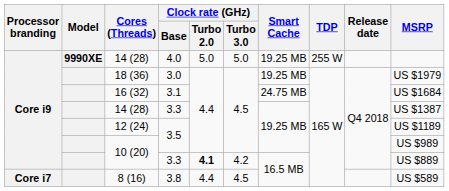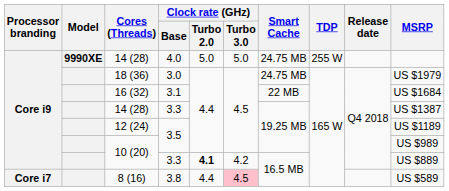(284, 59) 19.25 MB -> (284, 59) 24.75 MB
(284, 76) 19.25 MB -> (284, 76) 24.75 MB
(284, 93) 24.75 MB -> (284, 93) 22 MB
(241, 178) no background -> (241, 178) pink background
